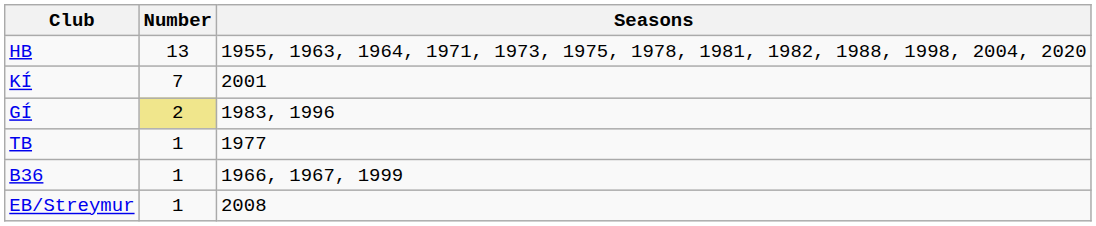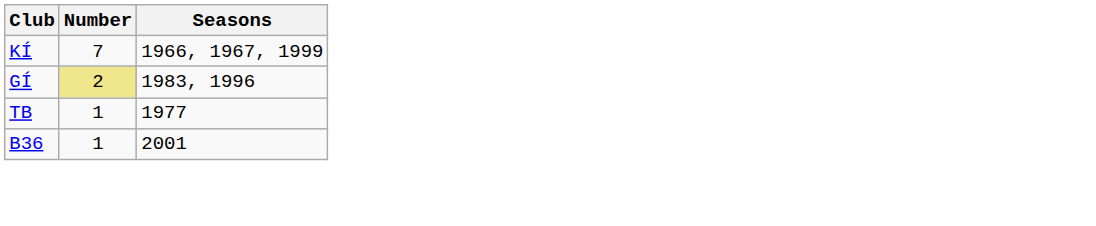- row: (21, 51)
(244, 82) 2001 -> (232, 51) 1966, 1967, 1999
(312, 175) 1966, 1967, 1999 -> (164, 144) 2001
- row: (72, 206)
